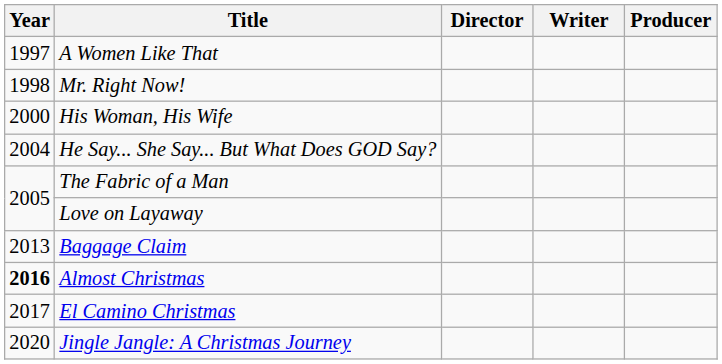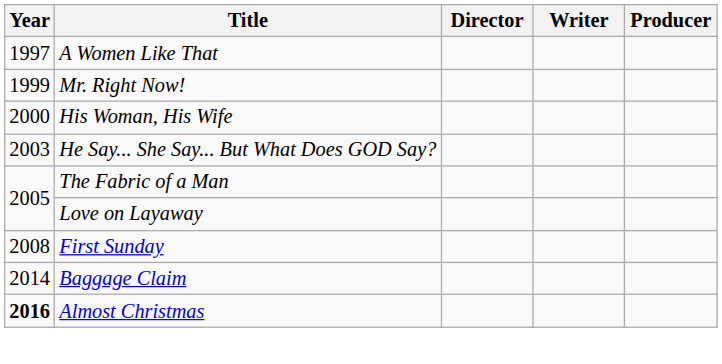(30, 85) 1998 -> (30, 85) 1999
(30, 149) 2004 -> (30, 149) 2003
+ row: (112, 246)
(30, 246) 2013 -> (30, 278) 2014
- row: (147, 310)
- row: (205, 342)
